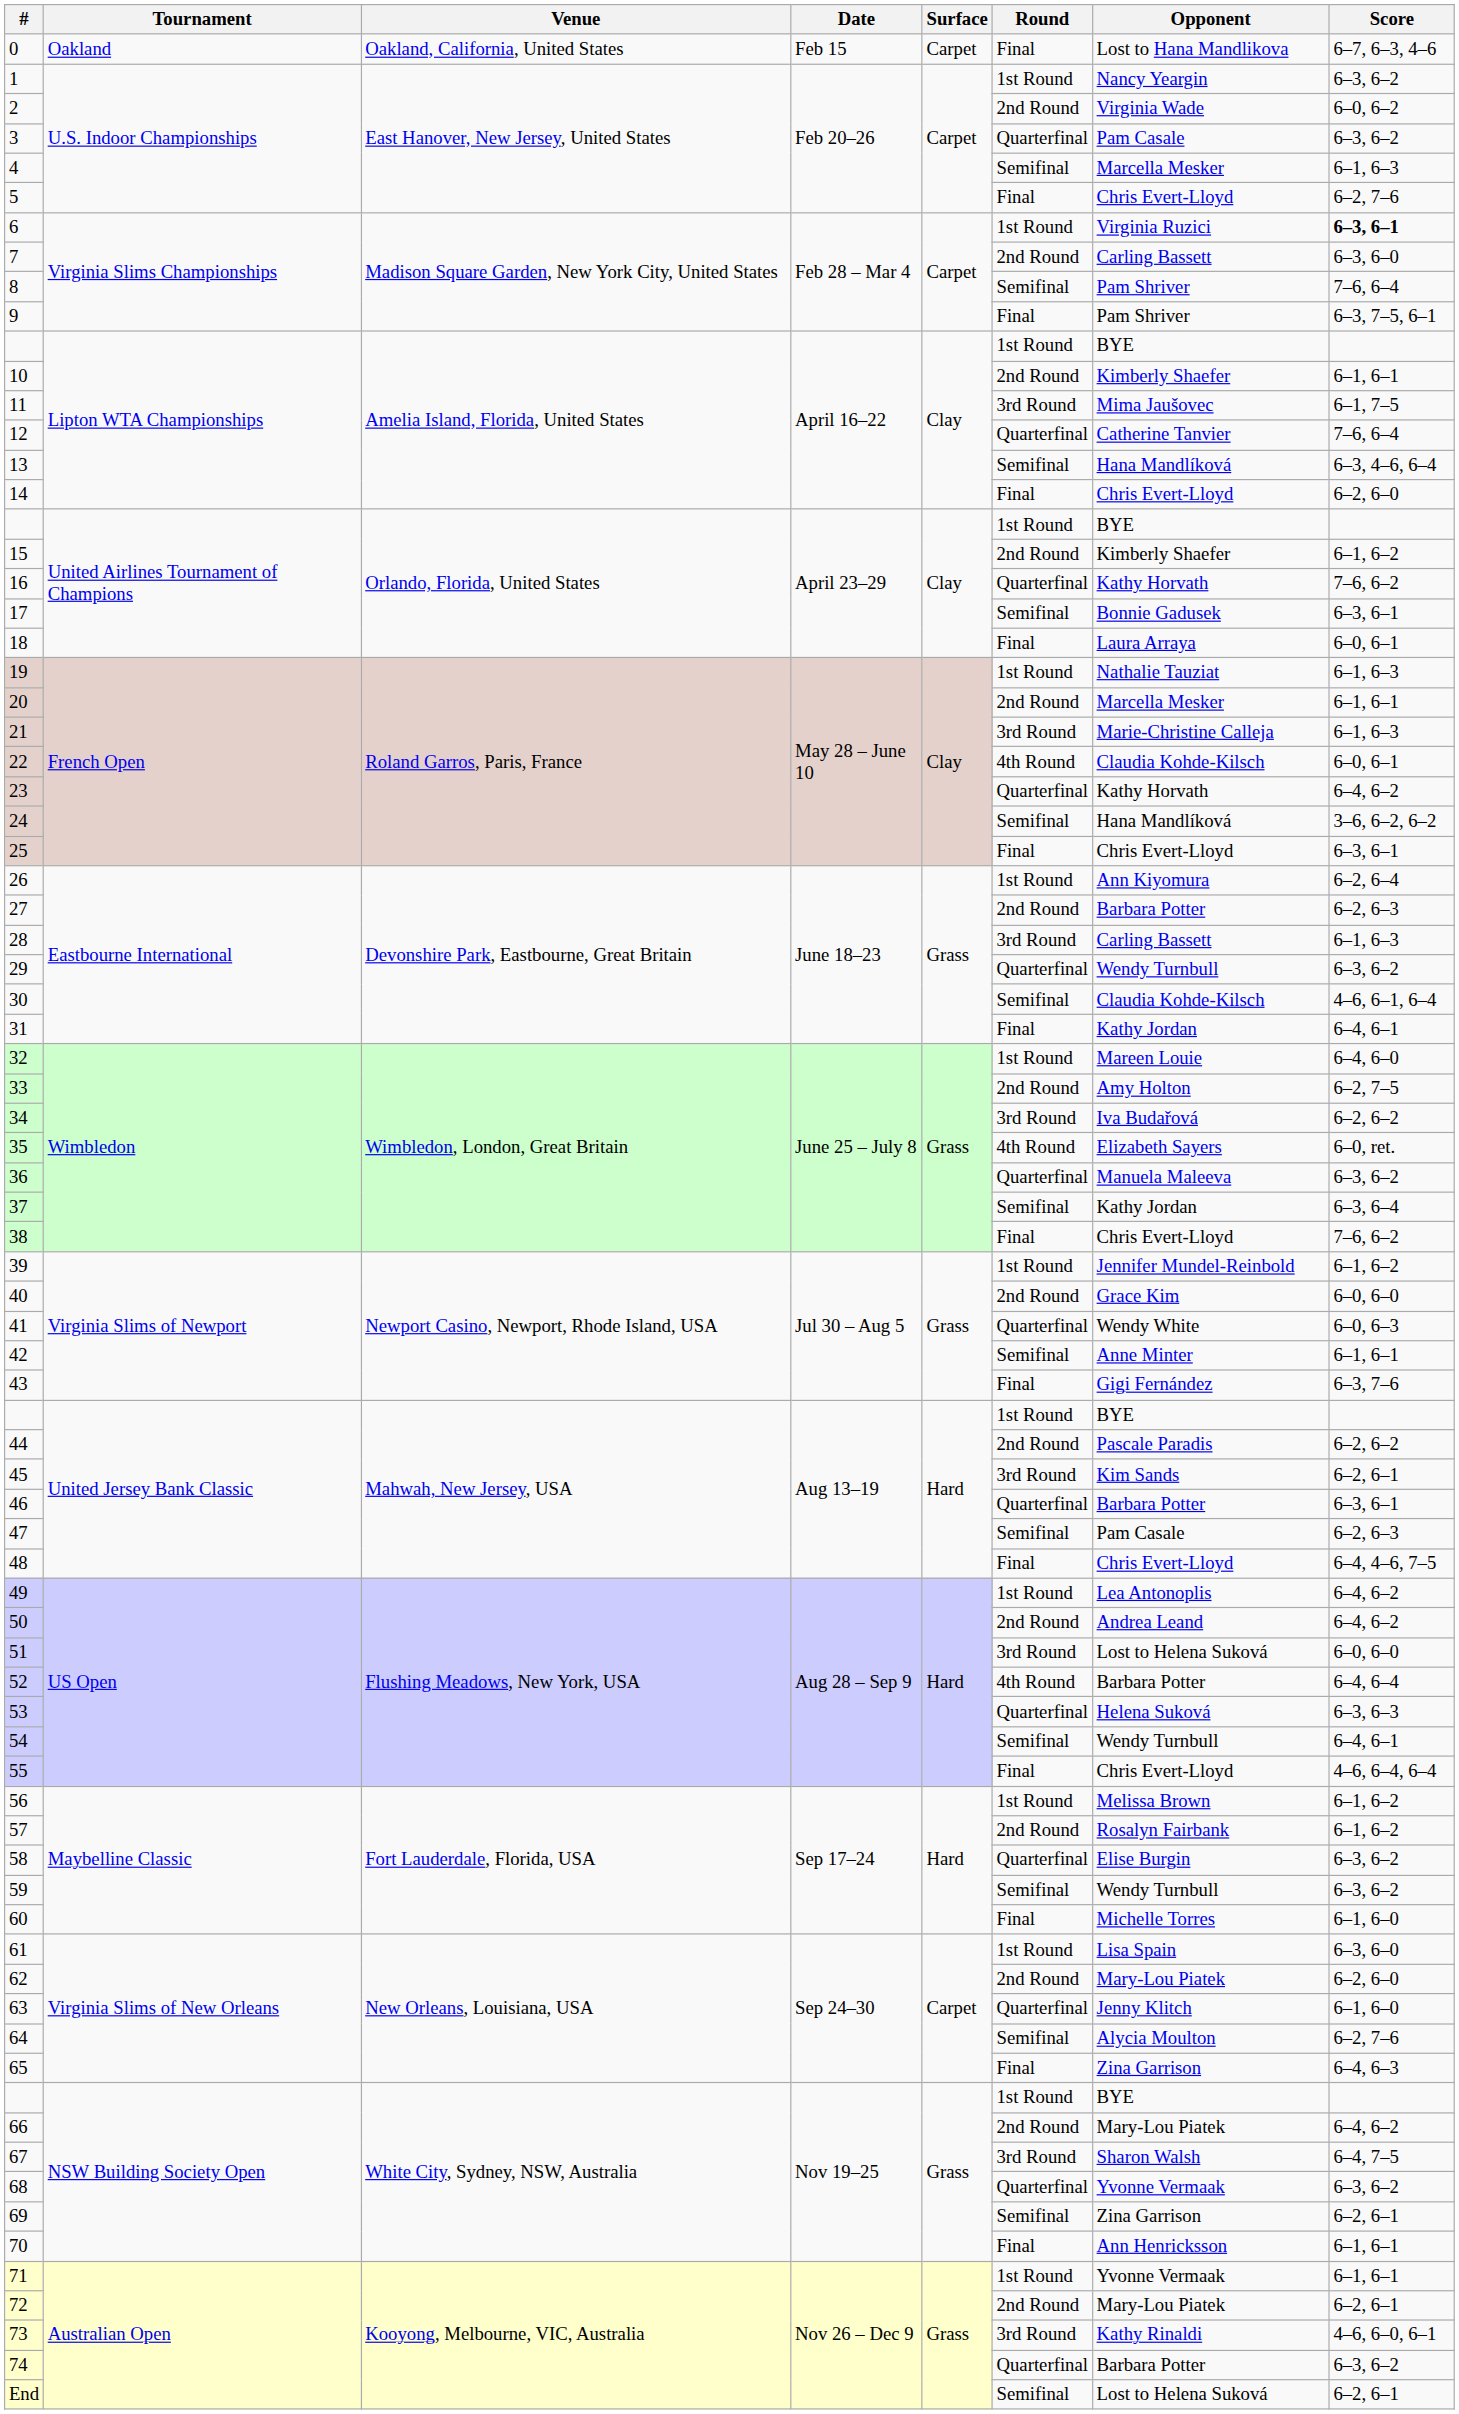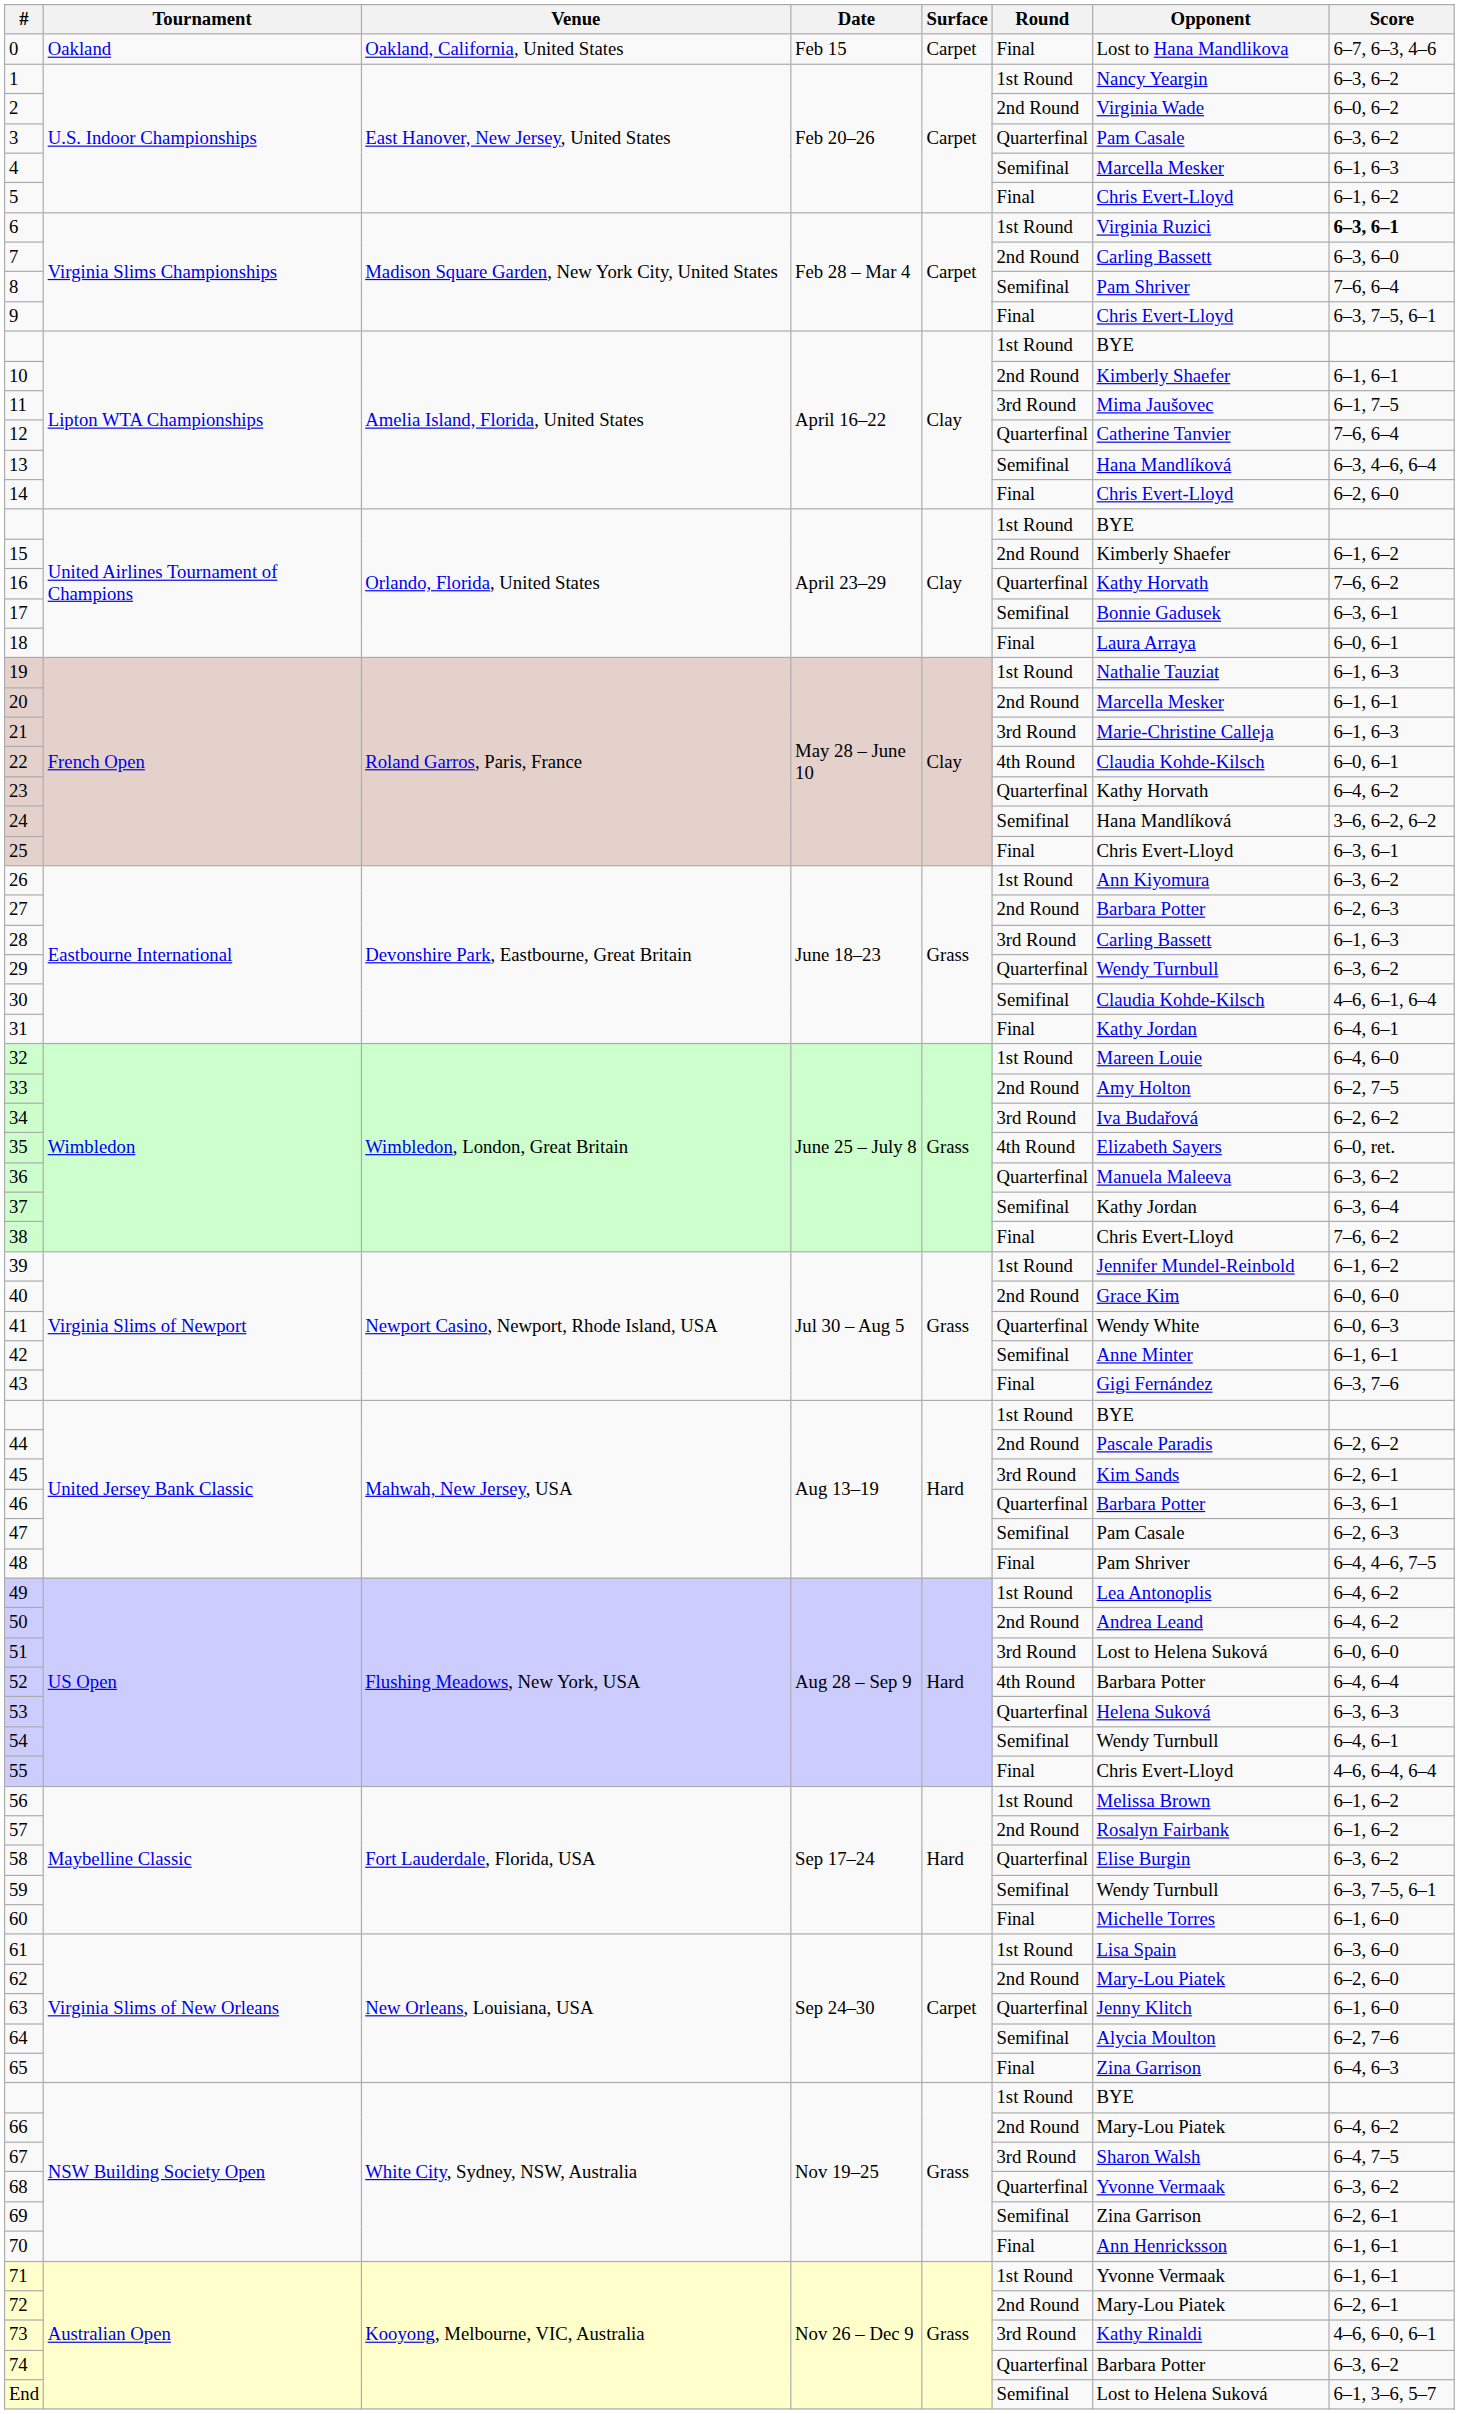(1366, 197) 6–2, 7–6 -> (1366, 197) 6–1, 6–2
(1143, 316) Pam Shriver -> (1165, 316) Chris Evert-Lloyd
(1366, 880) 6–2, 6–4 -> (1366, 880) 6–3, 6–2
(1165, 1563) Chris Evert-Lloyd -> (1143, 1563) Pam Shriver
(1366, 1889) 6–3, 6–2 -> (1385, 1889) 6–3, 7–5, 6–1
(1366, 2394) 6–2, 6–1 -> (1385, 2394) 6–1, 3–6, 5–7
